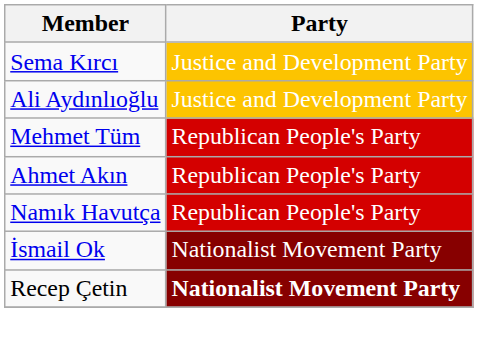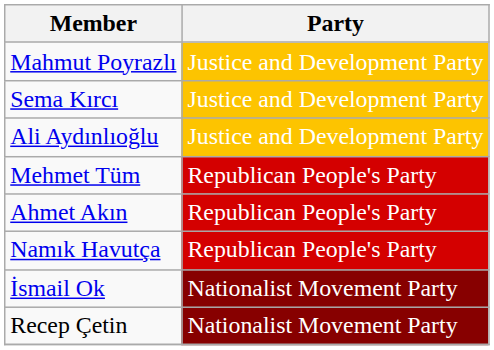+ row: (93, 61)
(316, 288) bold -> (323, 325) normal
